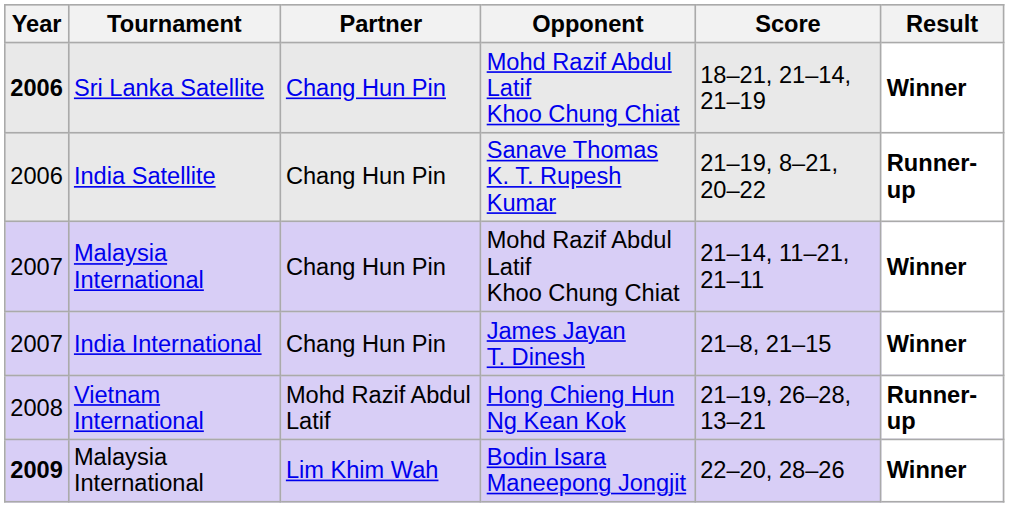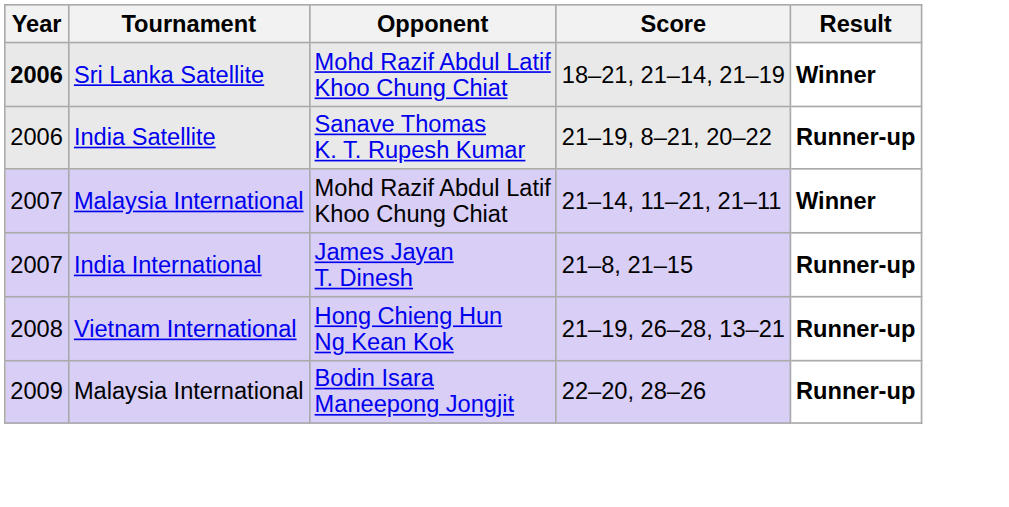- column: (381, 24)
(927, 344) Winner -> (856, 265) Runner-up
(37, 471) bold -> (37, 392) normal
(927, 471) Winner -> (856, 392) Runner-up
